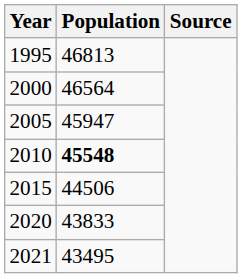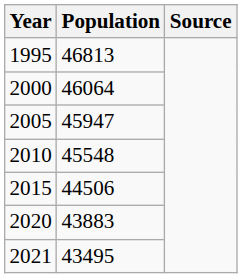(88, 88) 46564 -> (88, 88) 46064
(88, 155) bold -> (88, 155) normal
(88, 222) 43833 -> (88, 222) 43883
